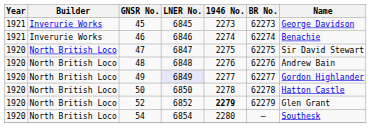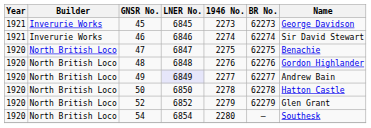(301, 37) Benachie -> (323, 37) Sir David Stewart
(323, 50) Sir David Stewart -> (301, 50) Benachie
(308, 63) Andrew Bain -> (323, 63) Gordon Highlander
(323, 77) Gordon Highlander -> (308, 77) Andrew Bain
(225, 103) bold -> (225, 103) normal
